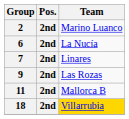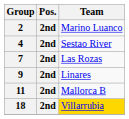+ row: (21, 43)
- row: (21, 43)
(76, 59) Linares -> (82, 59) Las Rozas
(82, 75) Las Rozas -> (76, 75) Linares
